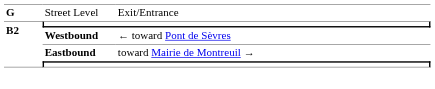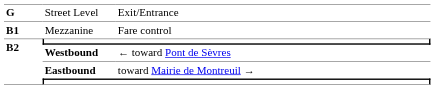+ row: (69, 30)
